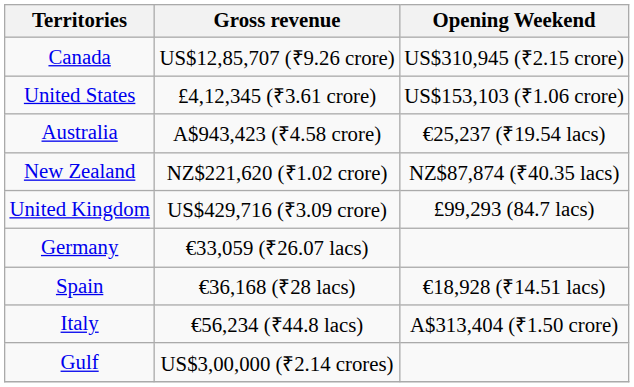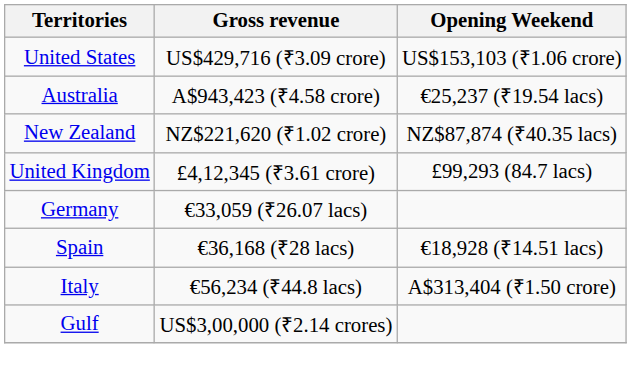- row: (80, 56)
(277, 96) £4,12,345 (₹3.61 crore) -> (276, 57) US$429,716 (₹3.09 crore)
(277, 210) US$429,716 (₹3.09 crore) -> (276, 172) £4,12,345 (₹3.61 crore)
